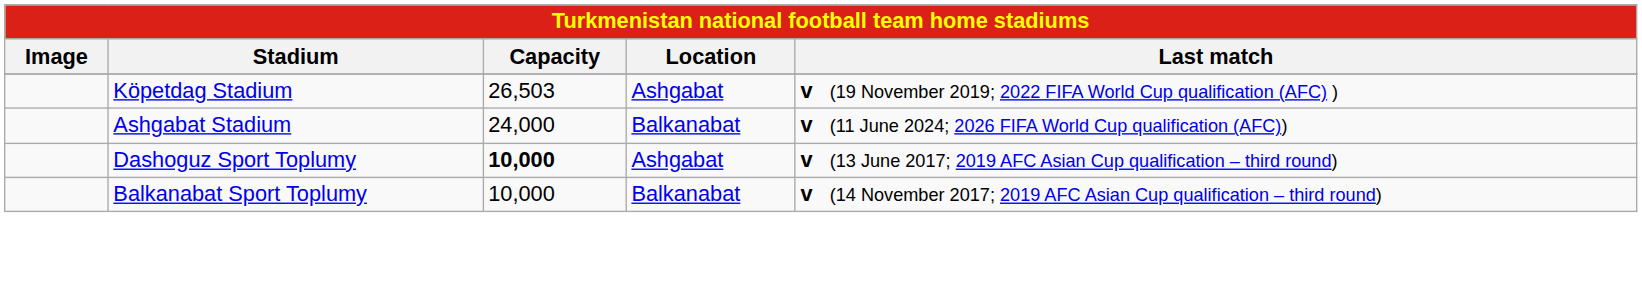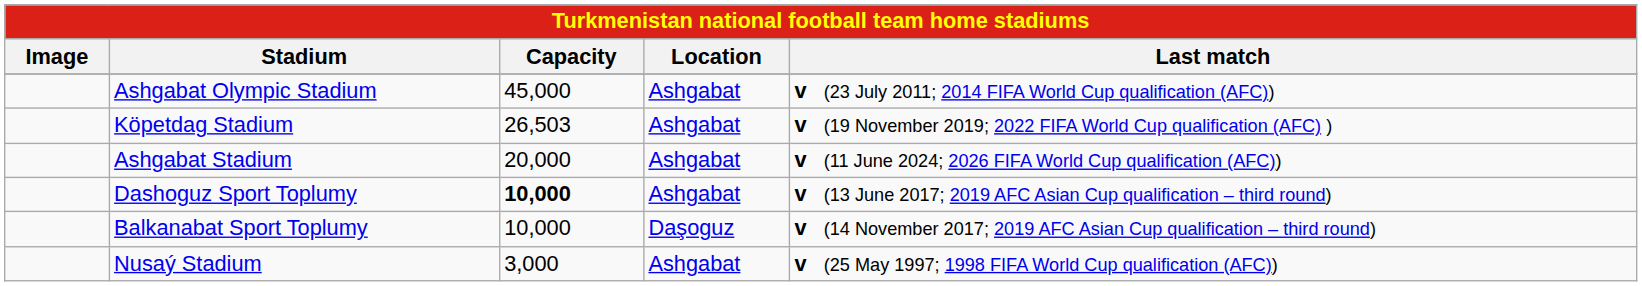+ row: (245, 90)
(521, 125) 24,000 -> (538, 159) 20,000
(686, 125) Balkanabat -> (694, 159) Ashgabat
(686, 194) Balkanabat -> (691, 228) Daşoguz
+ row: (188, 263)
